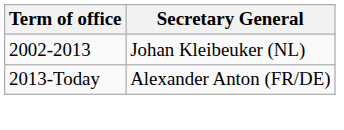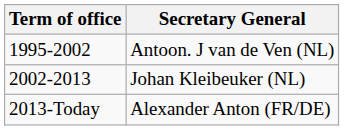+ row: (232, 49)
